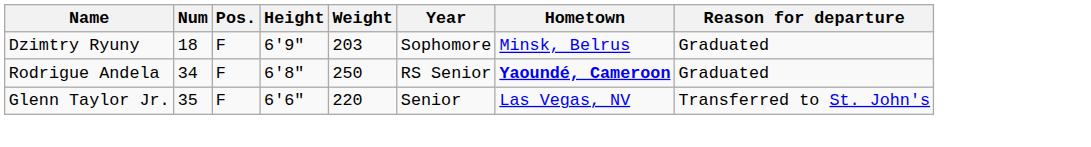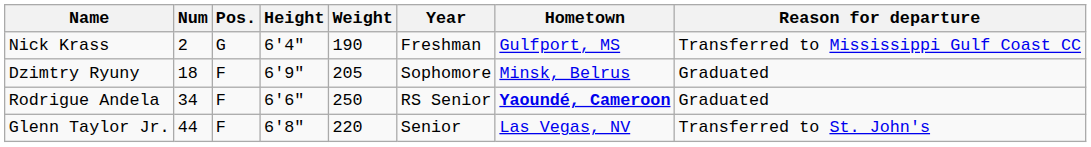+ row: (59, 46)
(348, 46) 203 -> (348, 73) 205
(284, 73) 6'8" -> (284, 100) 6'6"
(188, 100) 35 -> (188, 128) 44
(284, 100) 6'6" -> (284, 128) 6'8"
